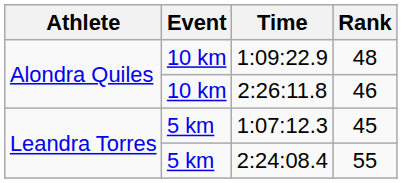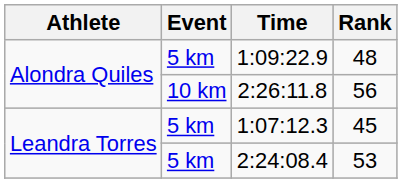(197, 57) 10 km -> (191, 57) 5 km
(365, 92) 46 -> (365, 92) 56
(365, 161) 55 -> (365, 161) 53
